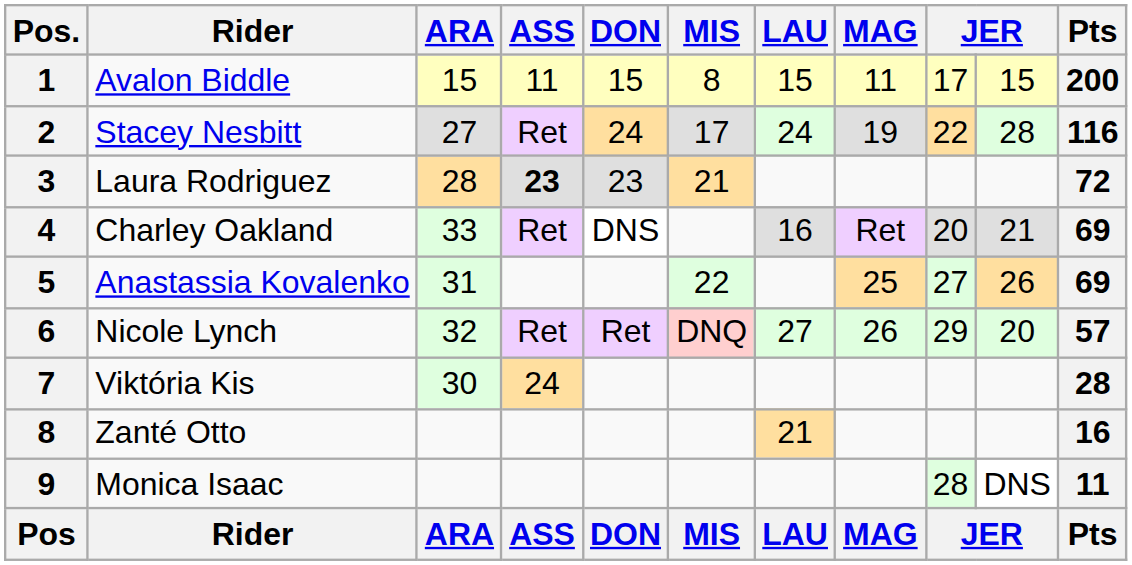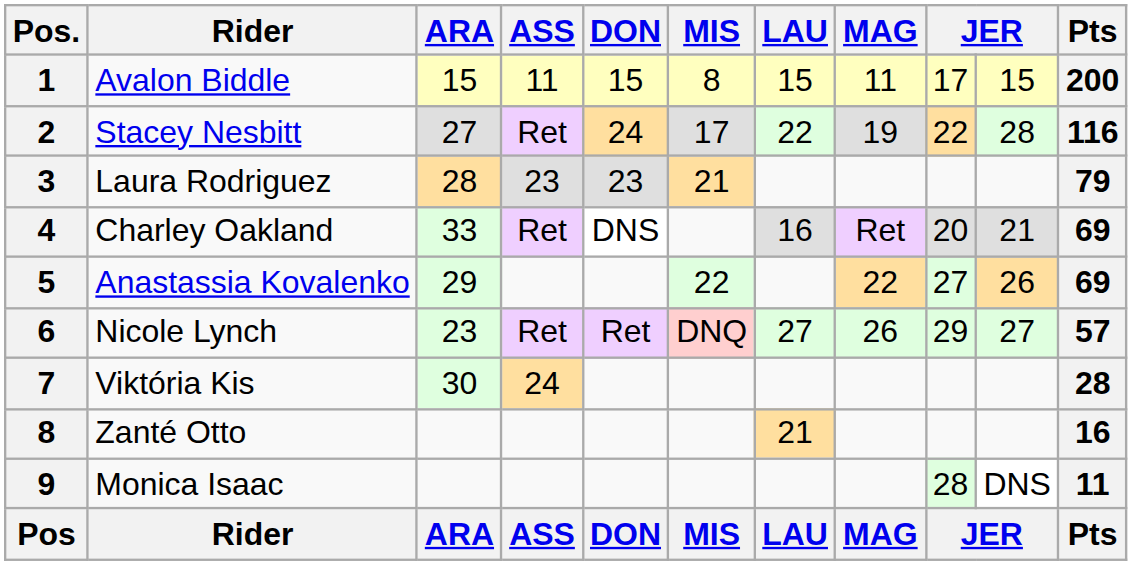(795, 131) 24 -> (795, 131) 22
(542, 181) bold -> (542, 181) normal
(1093, 181) 72 -> (1093, 181) 79
(459, 282) 31 -> (459, 282) 29
(880, 282) 25 -> (880, 282) 22
(459, 332) 32 -> (459, 332) 23
(1017, 332) 20 -> (1017, 332) 27
